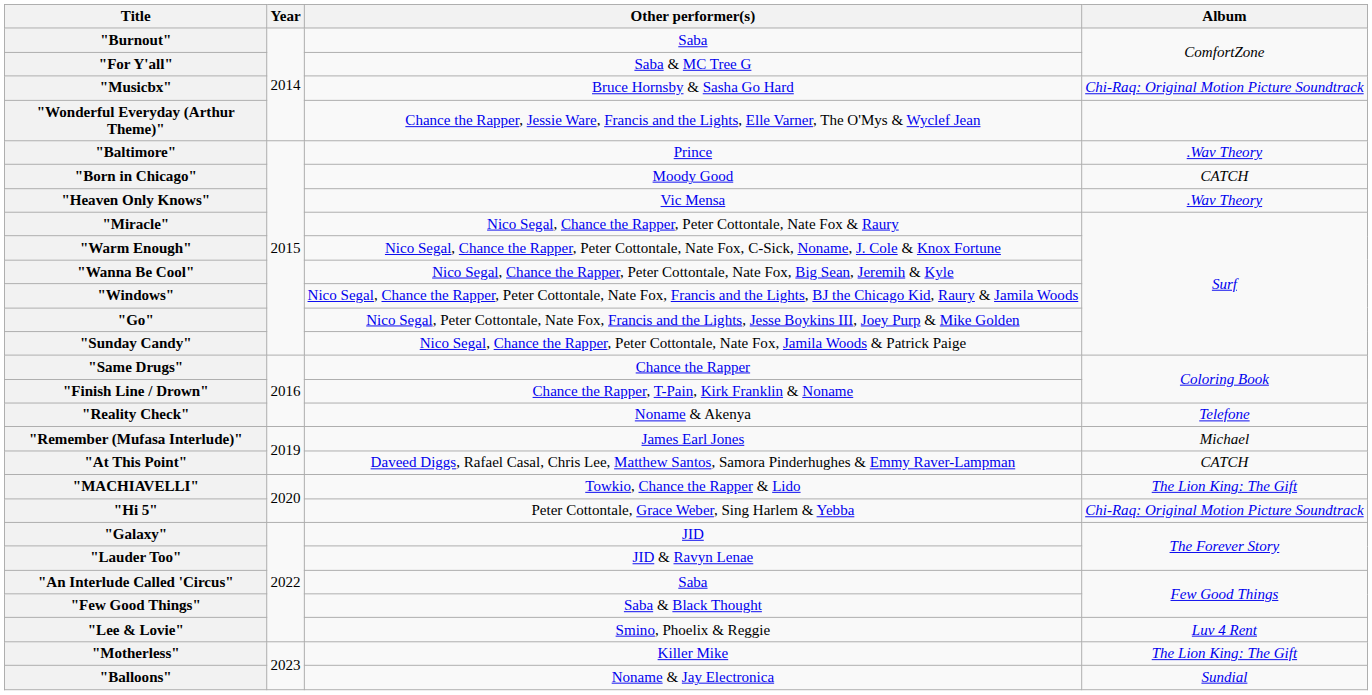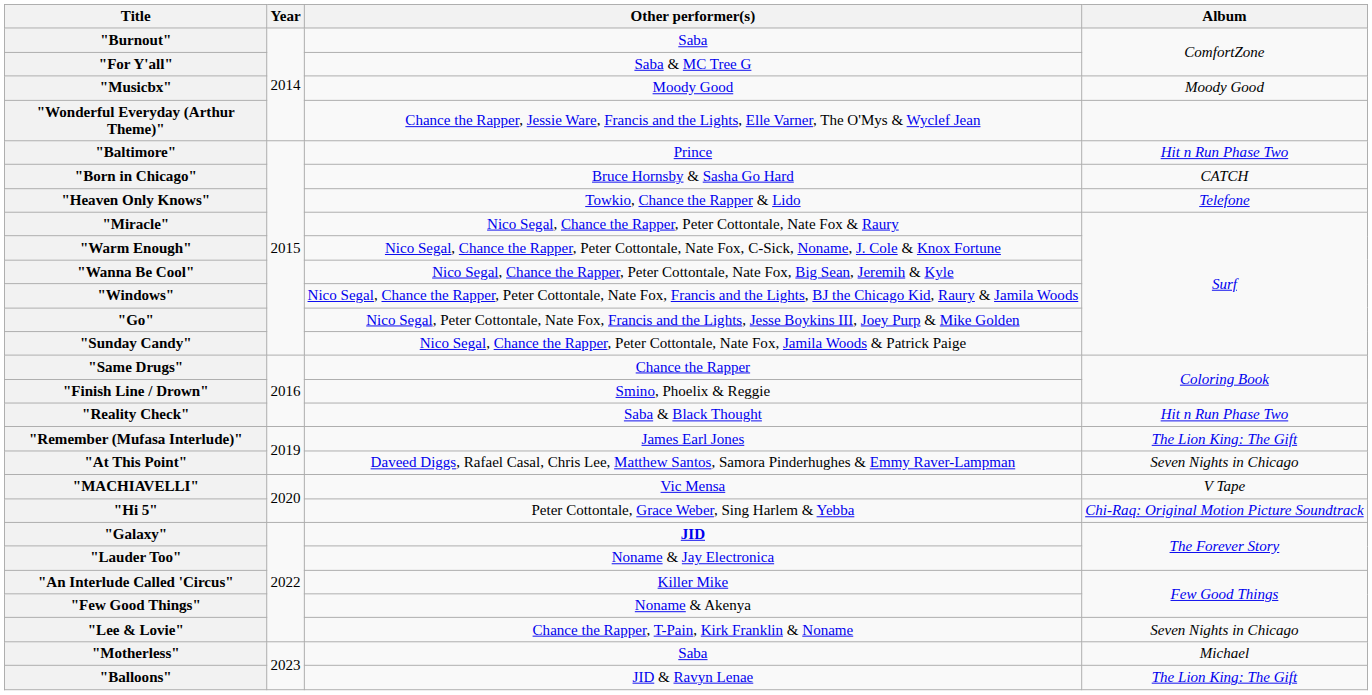(693, 87) Bruce Hornsby & Sasha Go Hard -> (693, 87) Moody Good
(1224, 87) Chi-Raq: Original Motion Picture Soundtrack -> (1224, 87) Moody Good
(1224, 152) .Wav Theory -> (1224, 152) Hit n Run Phase Two
(693, 176) Moody Good -> (693, 176) Bruce Hornsby & Sasha Go Hard
(693, 200) Vic Mensa -> (693, 200) Towkio, Chance the Rapper & Lido
(1224, 200) .Wav Theory -> (1224, 200) Telefone
(693, 391) Chance the Rapper, T-Pain, Kirk Franklin & Noname -> (693, 391) Smino, Phoelix & Reggie
(693, 414) Noname & Akenya -> (693, 414) Saba & Black Thought
(1224, 414) Telefone -> (1224, 414) Hit n Run Phase Two
(1224, 438) Michael -> (1224, 438) The Lion King: The Gift
(1224, 462) CATCH -> (1224, 462) Seven Nights in Chicago
(693, 486) Towkio, Chance the Rapper & Lido -> (693, 486) Vic Mensa
(1224, 486) The Lion King: The Gift -> (1224, 486) V Tape
(693, 534) normal -> (693, 534) bold
(693, 558) JID & Ravyn Lenae -> (693, 558) Noname & Jay Electronica
(693, 581) Saba -> (693, 581) Killer Mike
(693, 605) Saba & Black Thought -> (693, 605) Noname & Akenya
(693, 629) Smino, Phoelix & Reggie -> (693, 629) Chance the Rapper, T-Pain, Kirk Franklin & Noname
(1224, 629) Luv 4 Rent -> (1224, 629) Seven Nights in Chicago
(693, 653) Killer Mike -> (693, 653) Saba
(1224, 653) The Lion King: The Gift -> (1224, 653) Michael
(693, 677) Noname & Jay Electronica -> (693, 677) JID & Ravyn Lenae
(1224, 677) Sundial -> (1224, 677) The Lion King: The Gift
